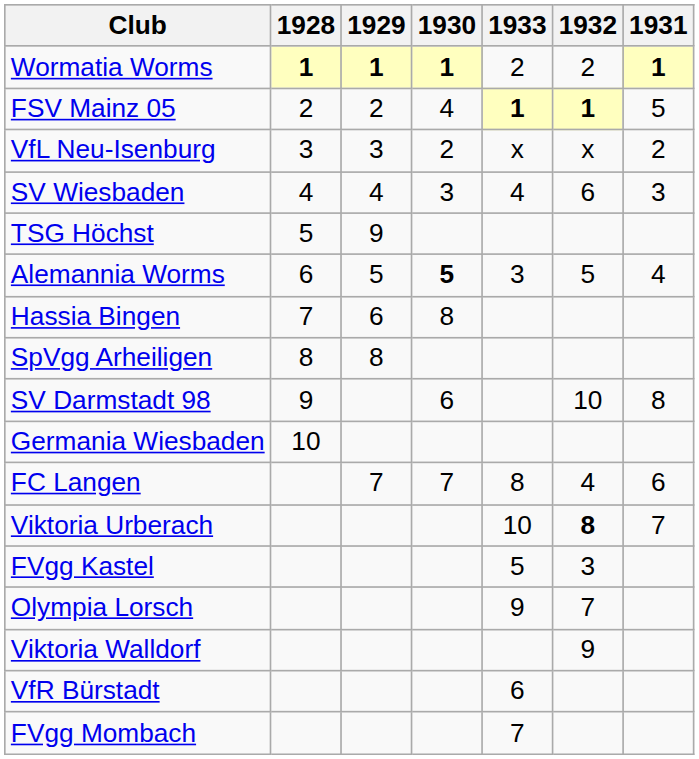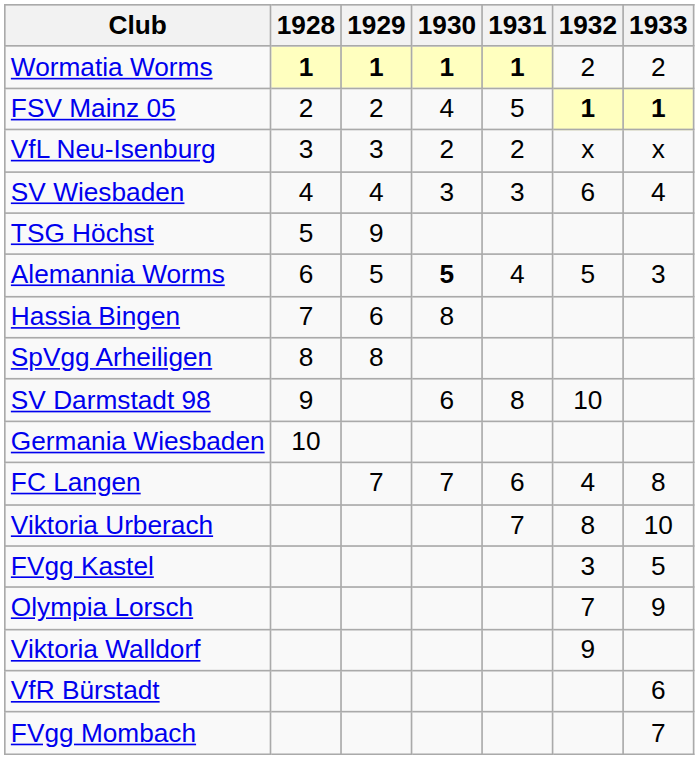columns swapped: (658, 25) <-> (517, 25)
(588, 524) bold -> (588, 524) normal
